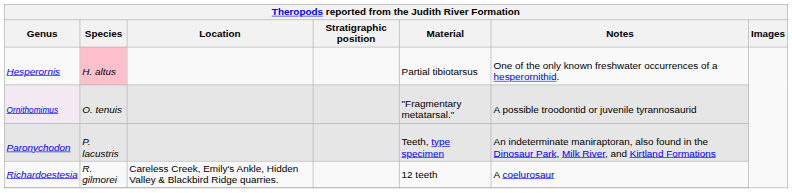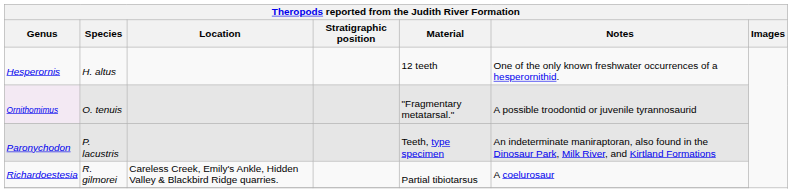(99, 71) pink background -> (99, 71) no background
(440, 71) Partial tibiotarsus -> (420, 66) 12 teeth
(420, 174) 12 teeth -> (440, 180) Partial tibiotarsus
